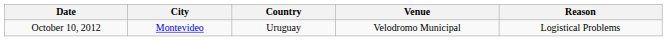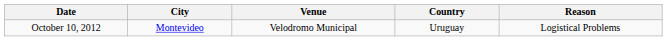columns swapped: (284, 12) <-> (417, 12)
